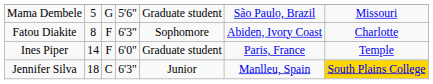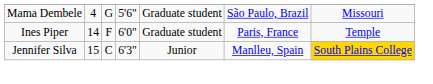(93, 13) 5 -> (93, 13) 4
- row: (45, 32)
(93, 69) 18 -> (93, 50) 15
